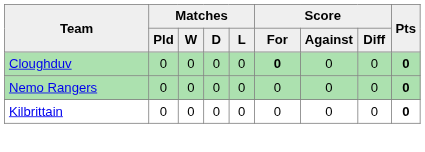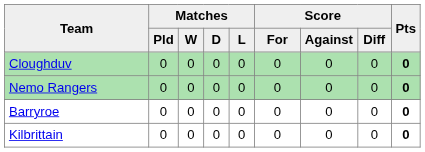(277, 63) bold -> (277, 63) normal
+ row: (34, 111)
